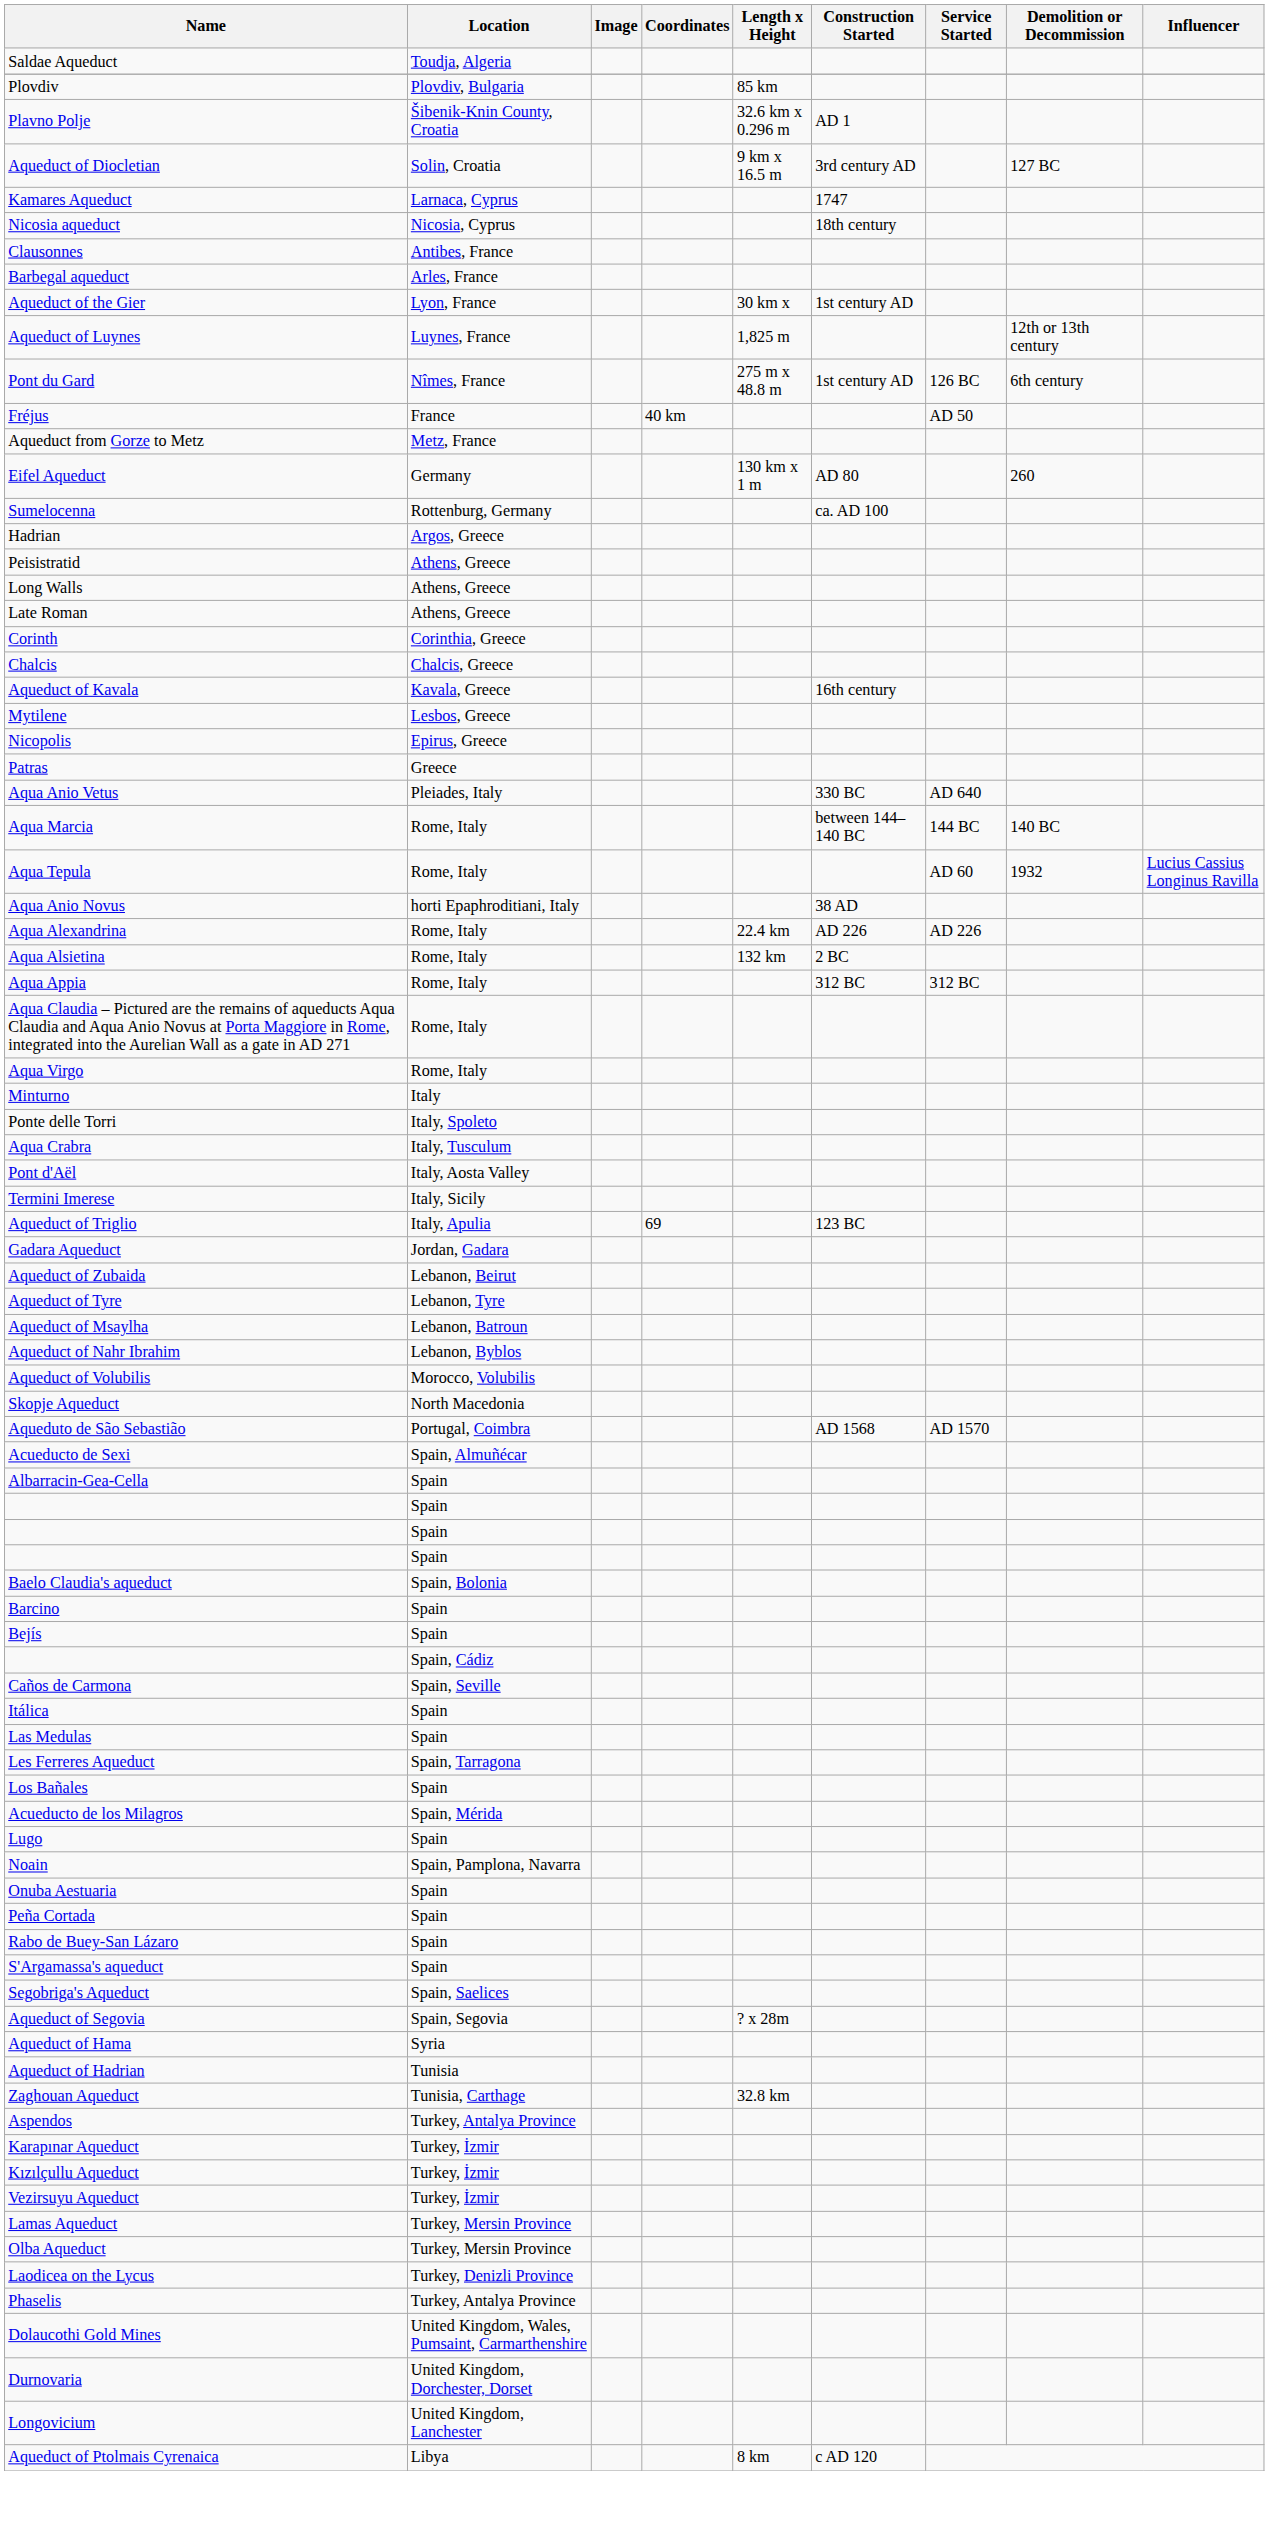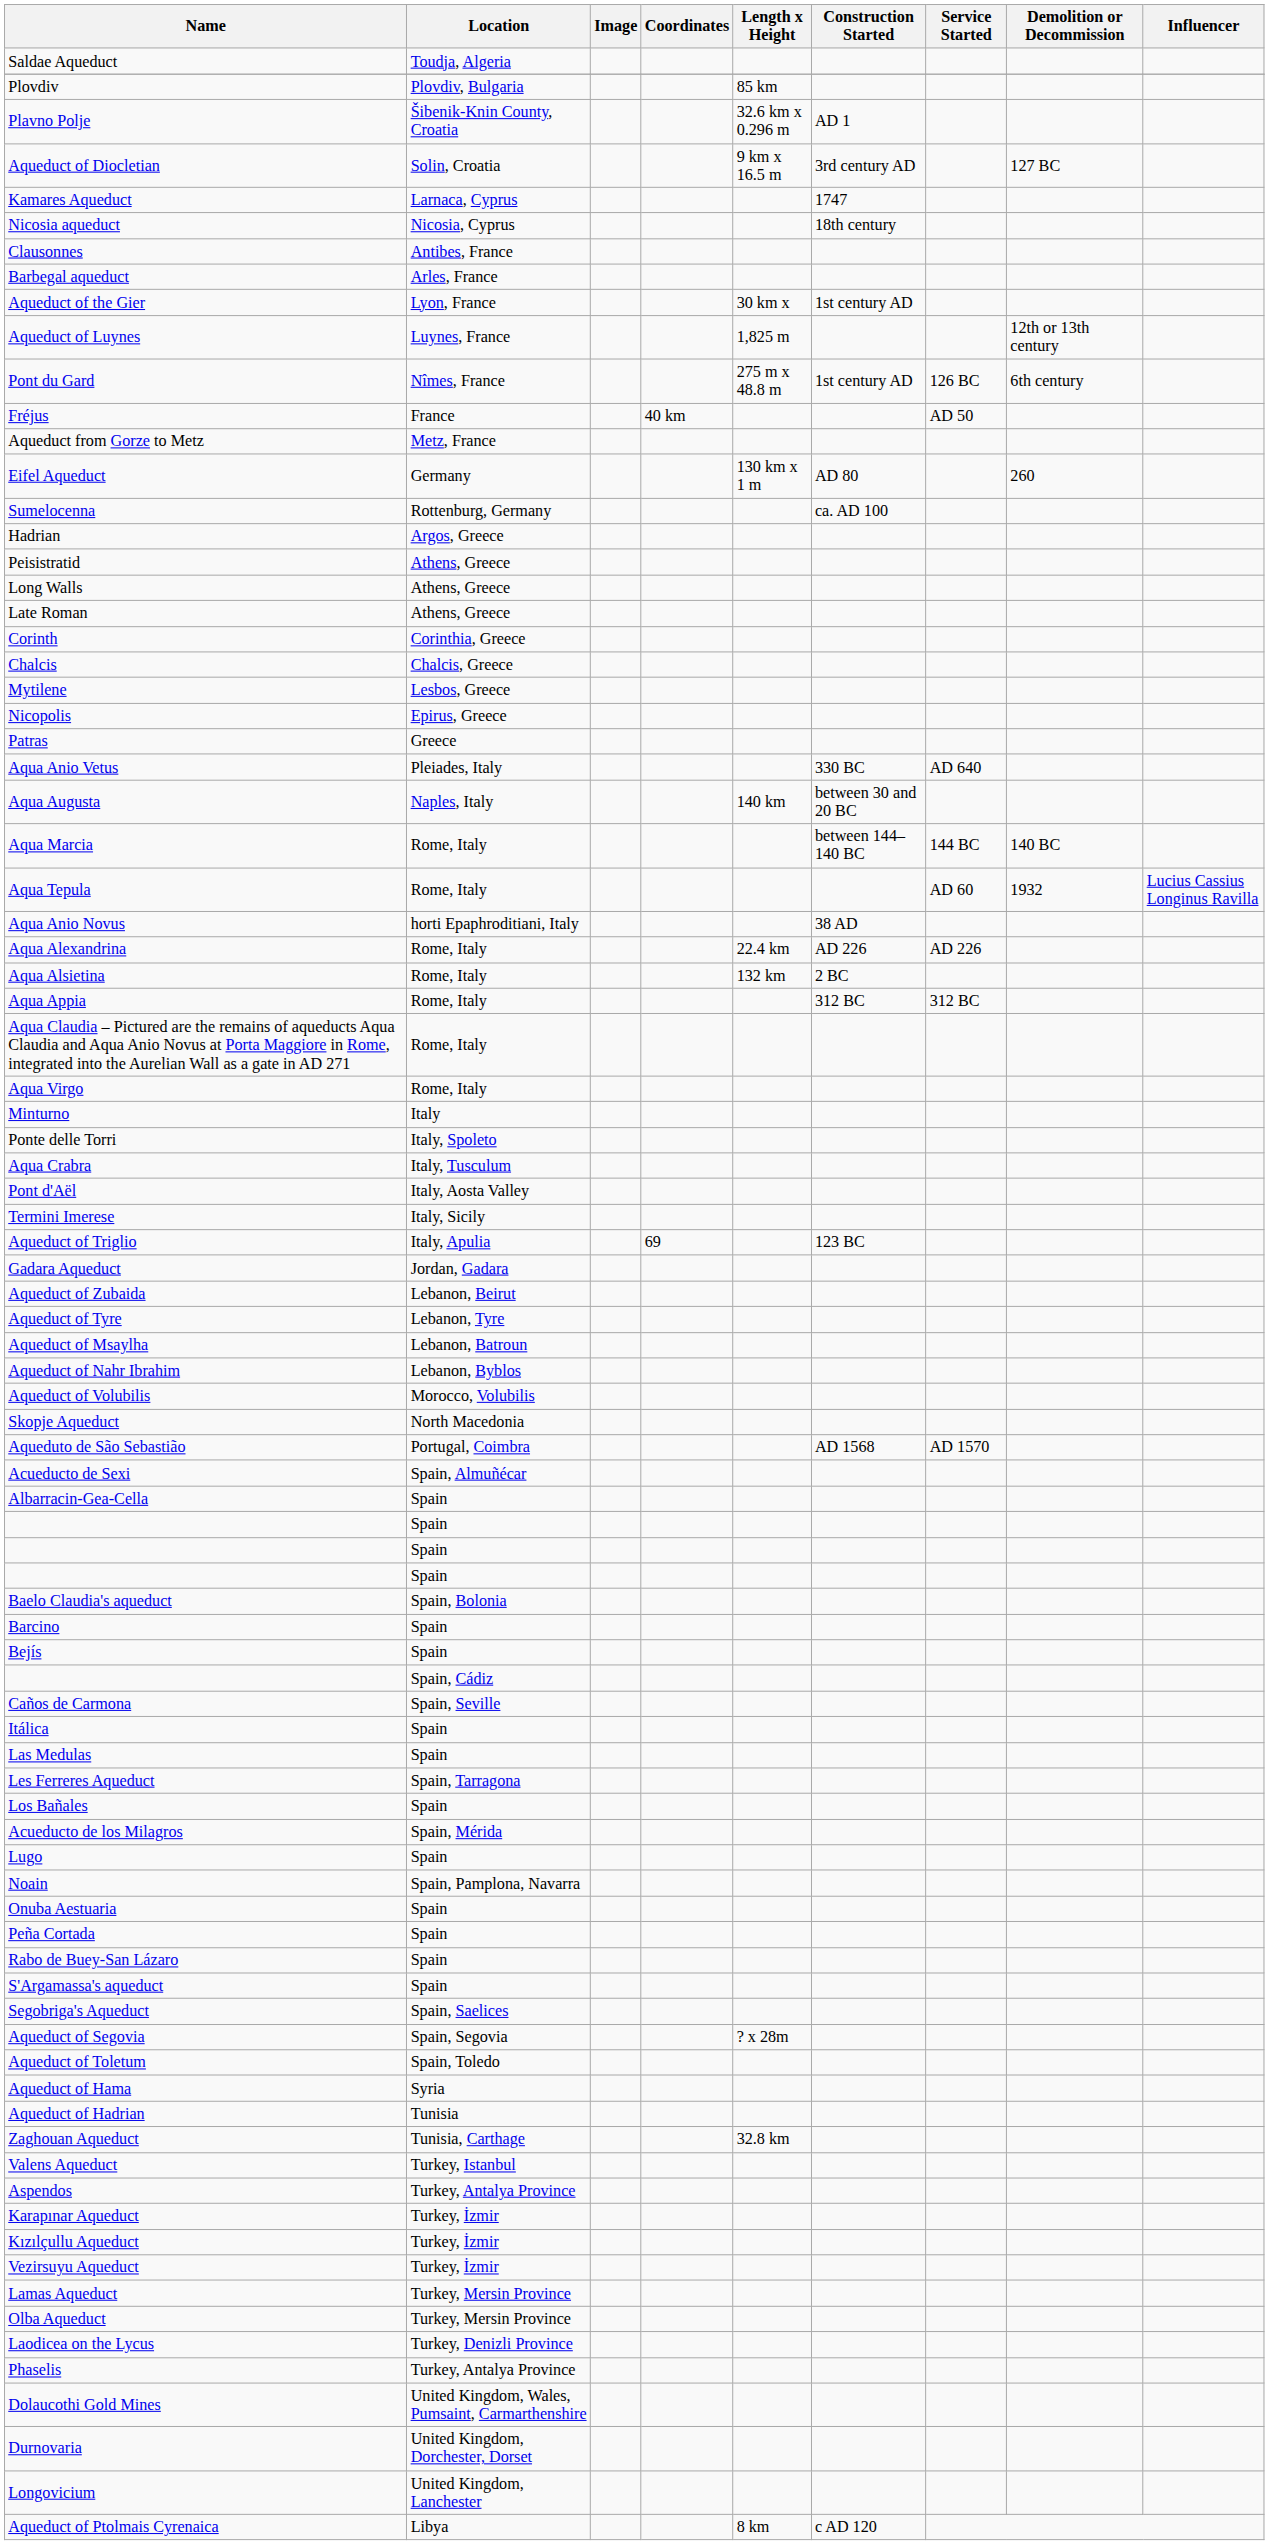- row: (73, 690)
+ row: (54, 801)
+ row: (77, 2062)
+ row: (63, 2165)
